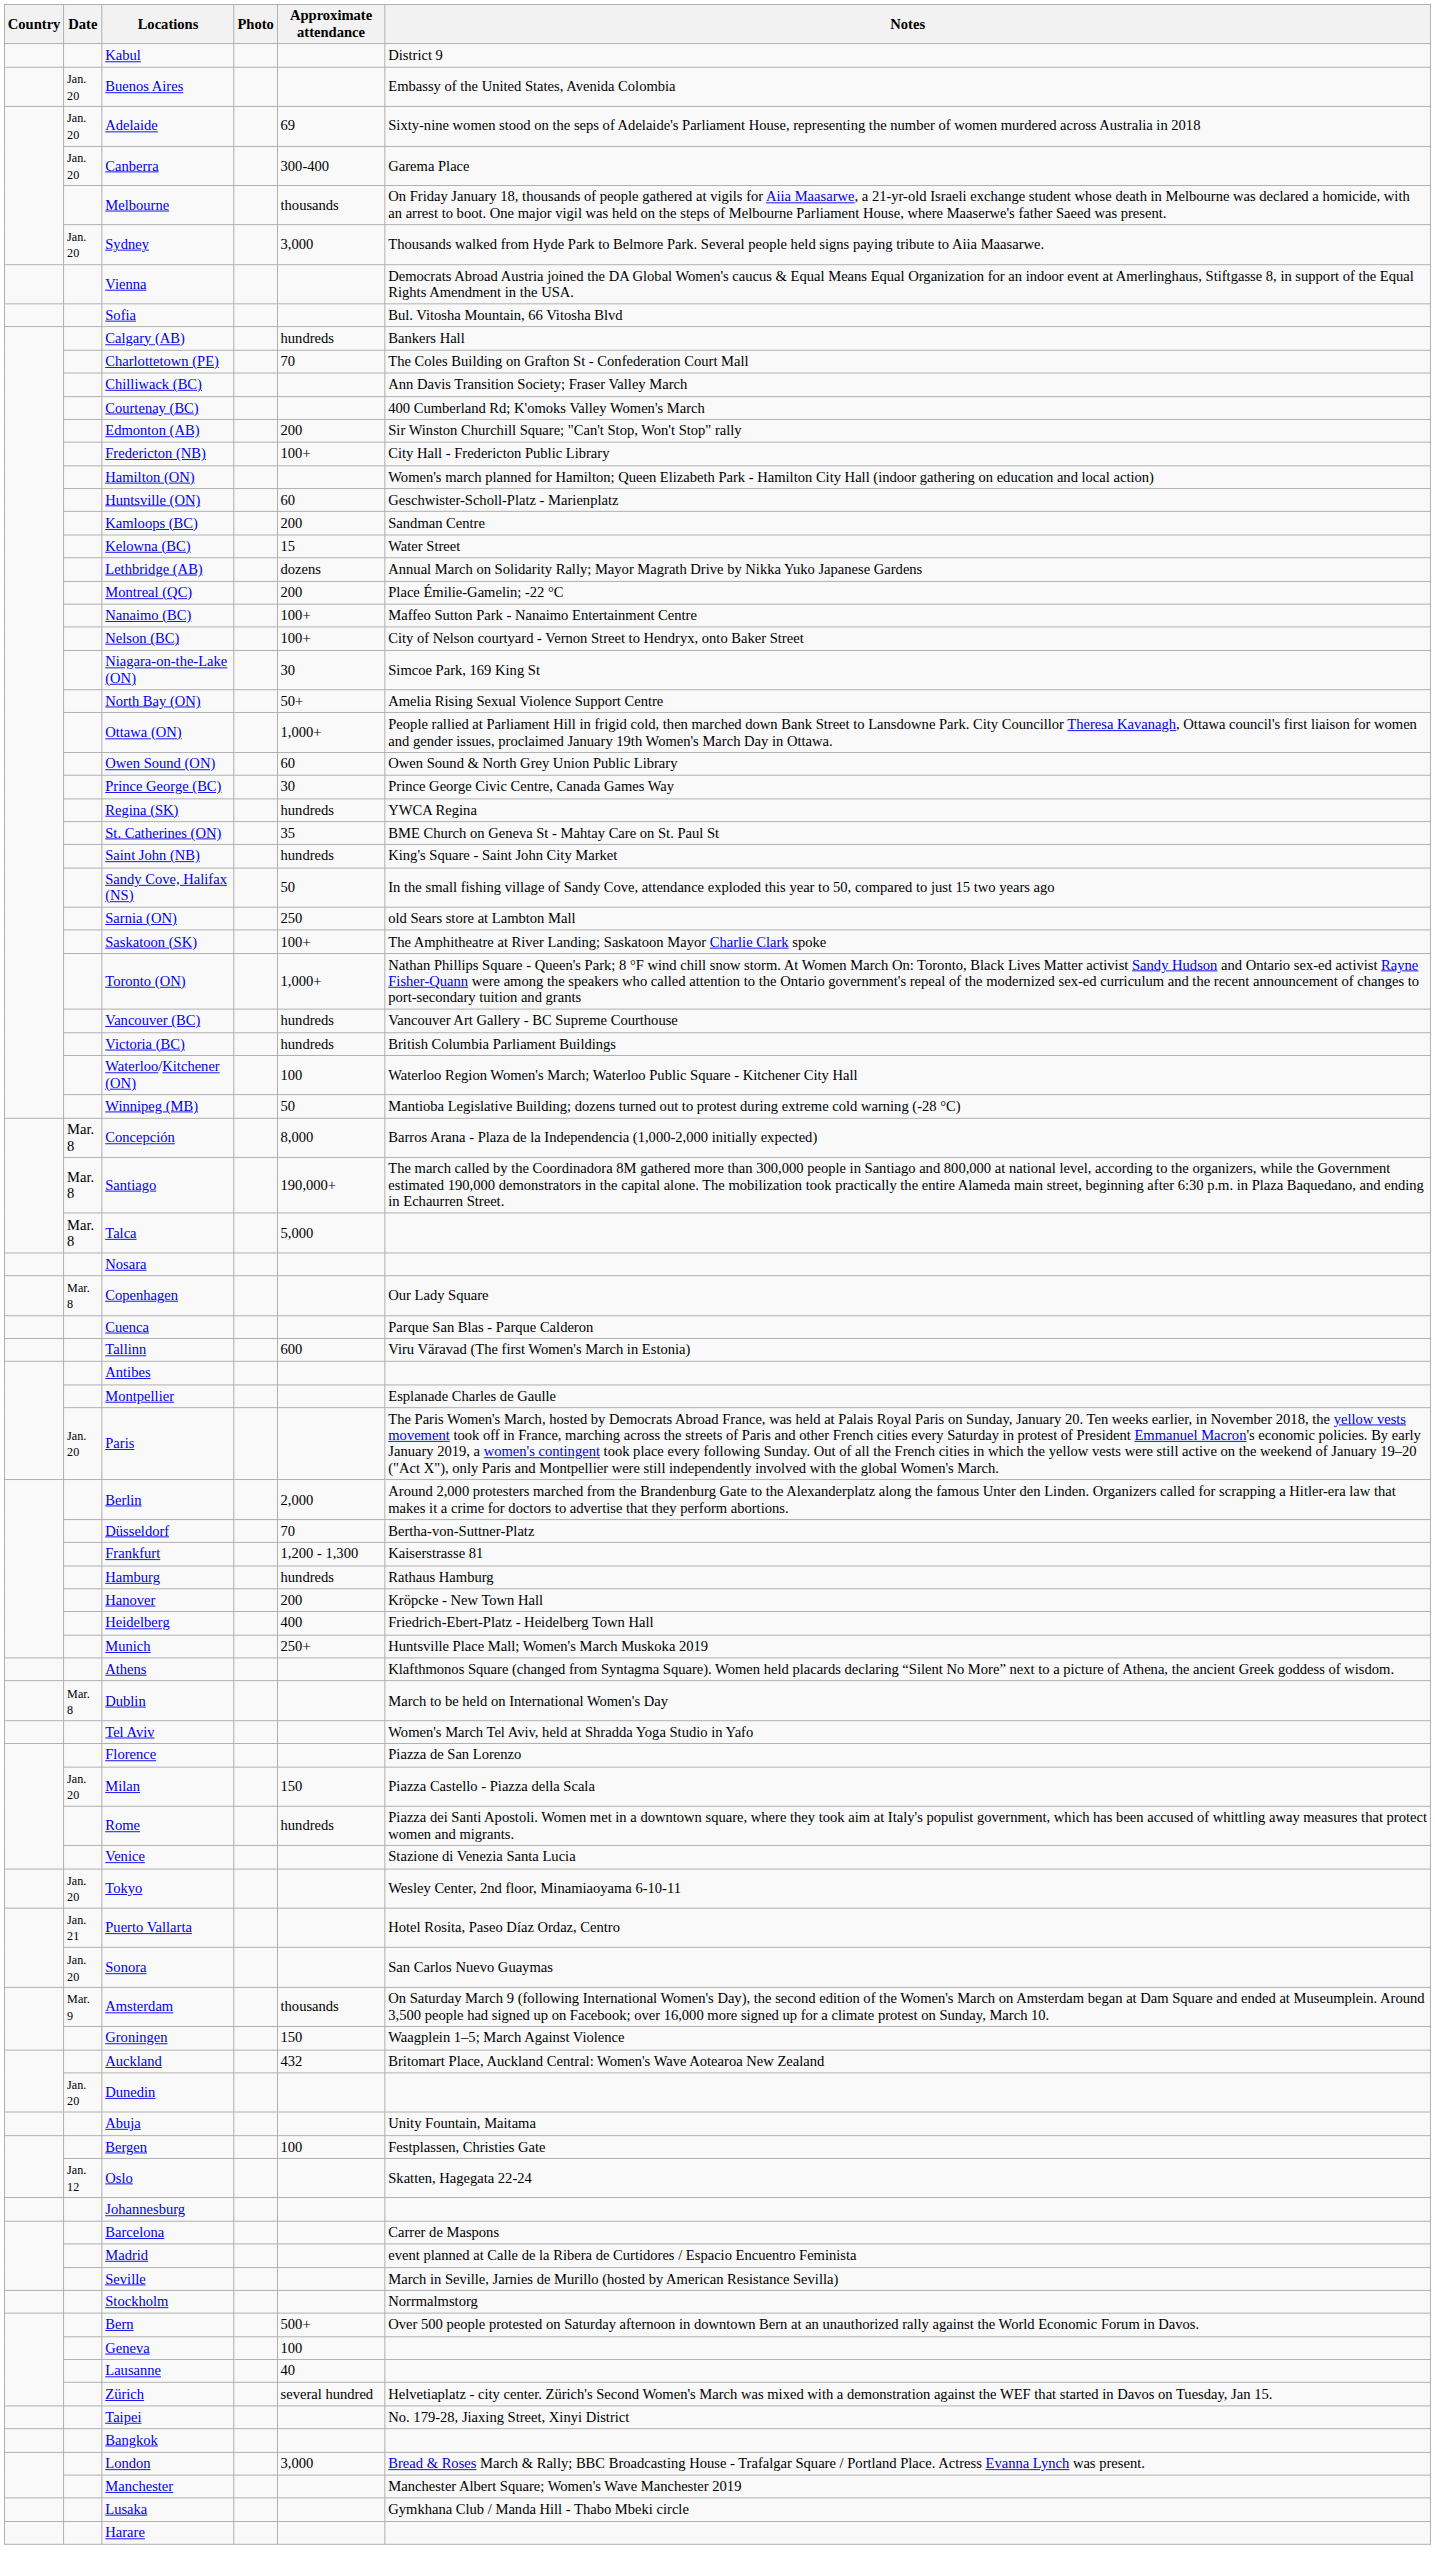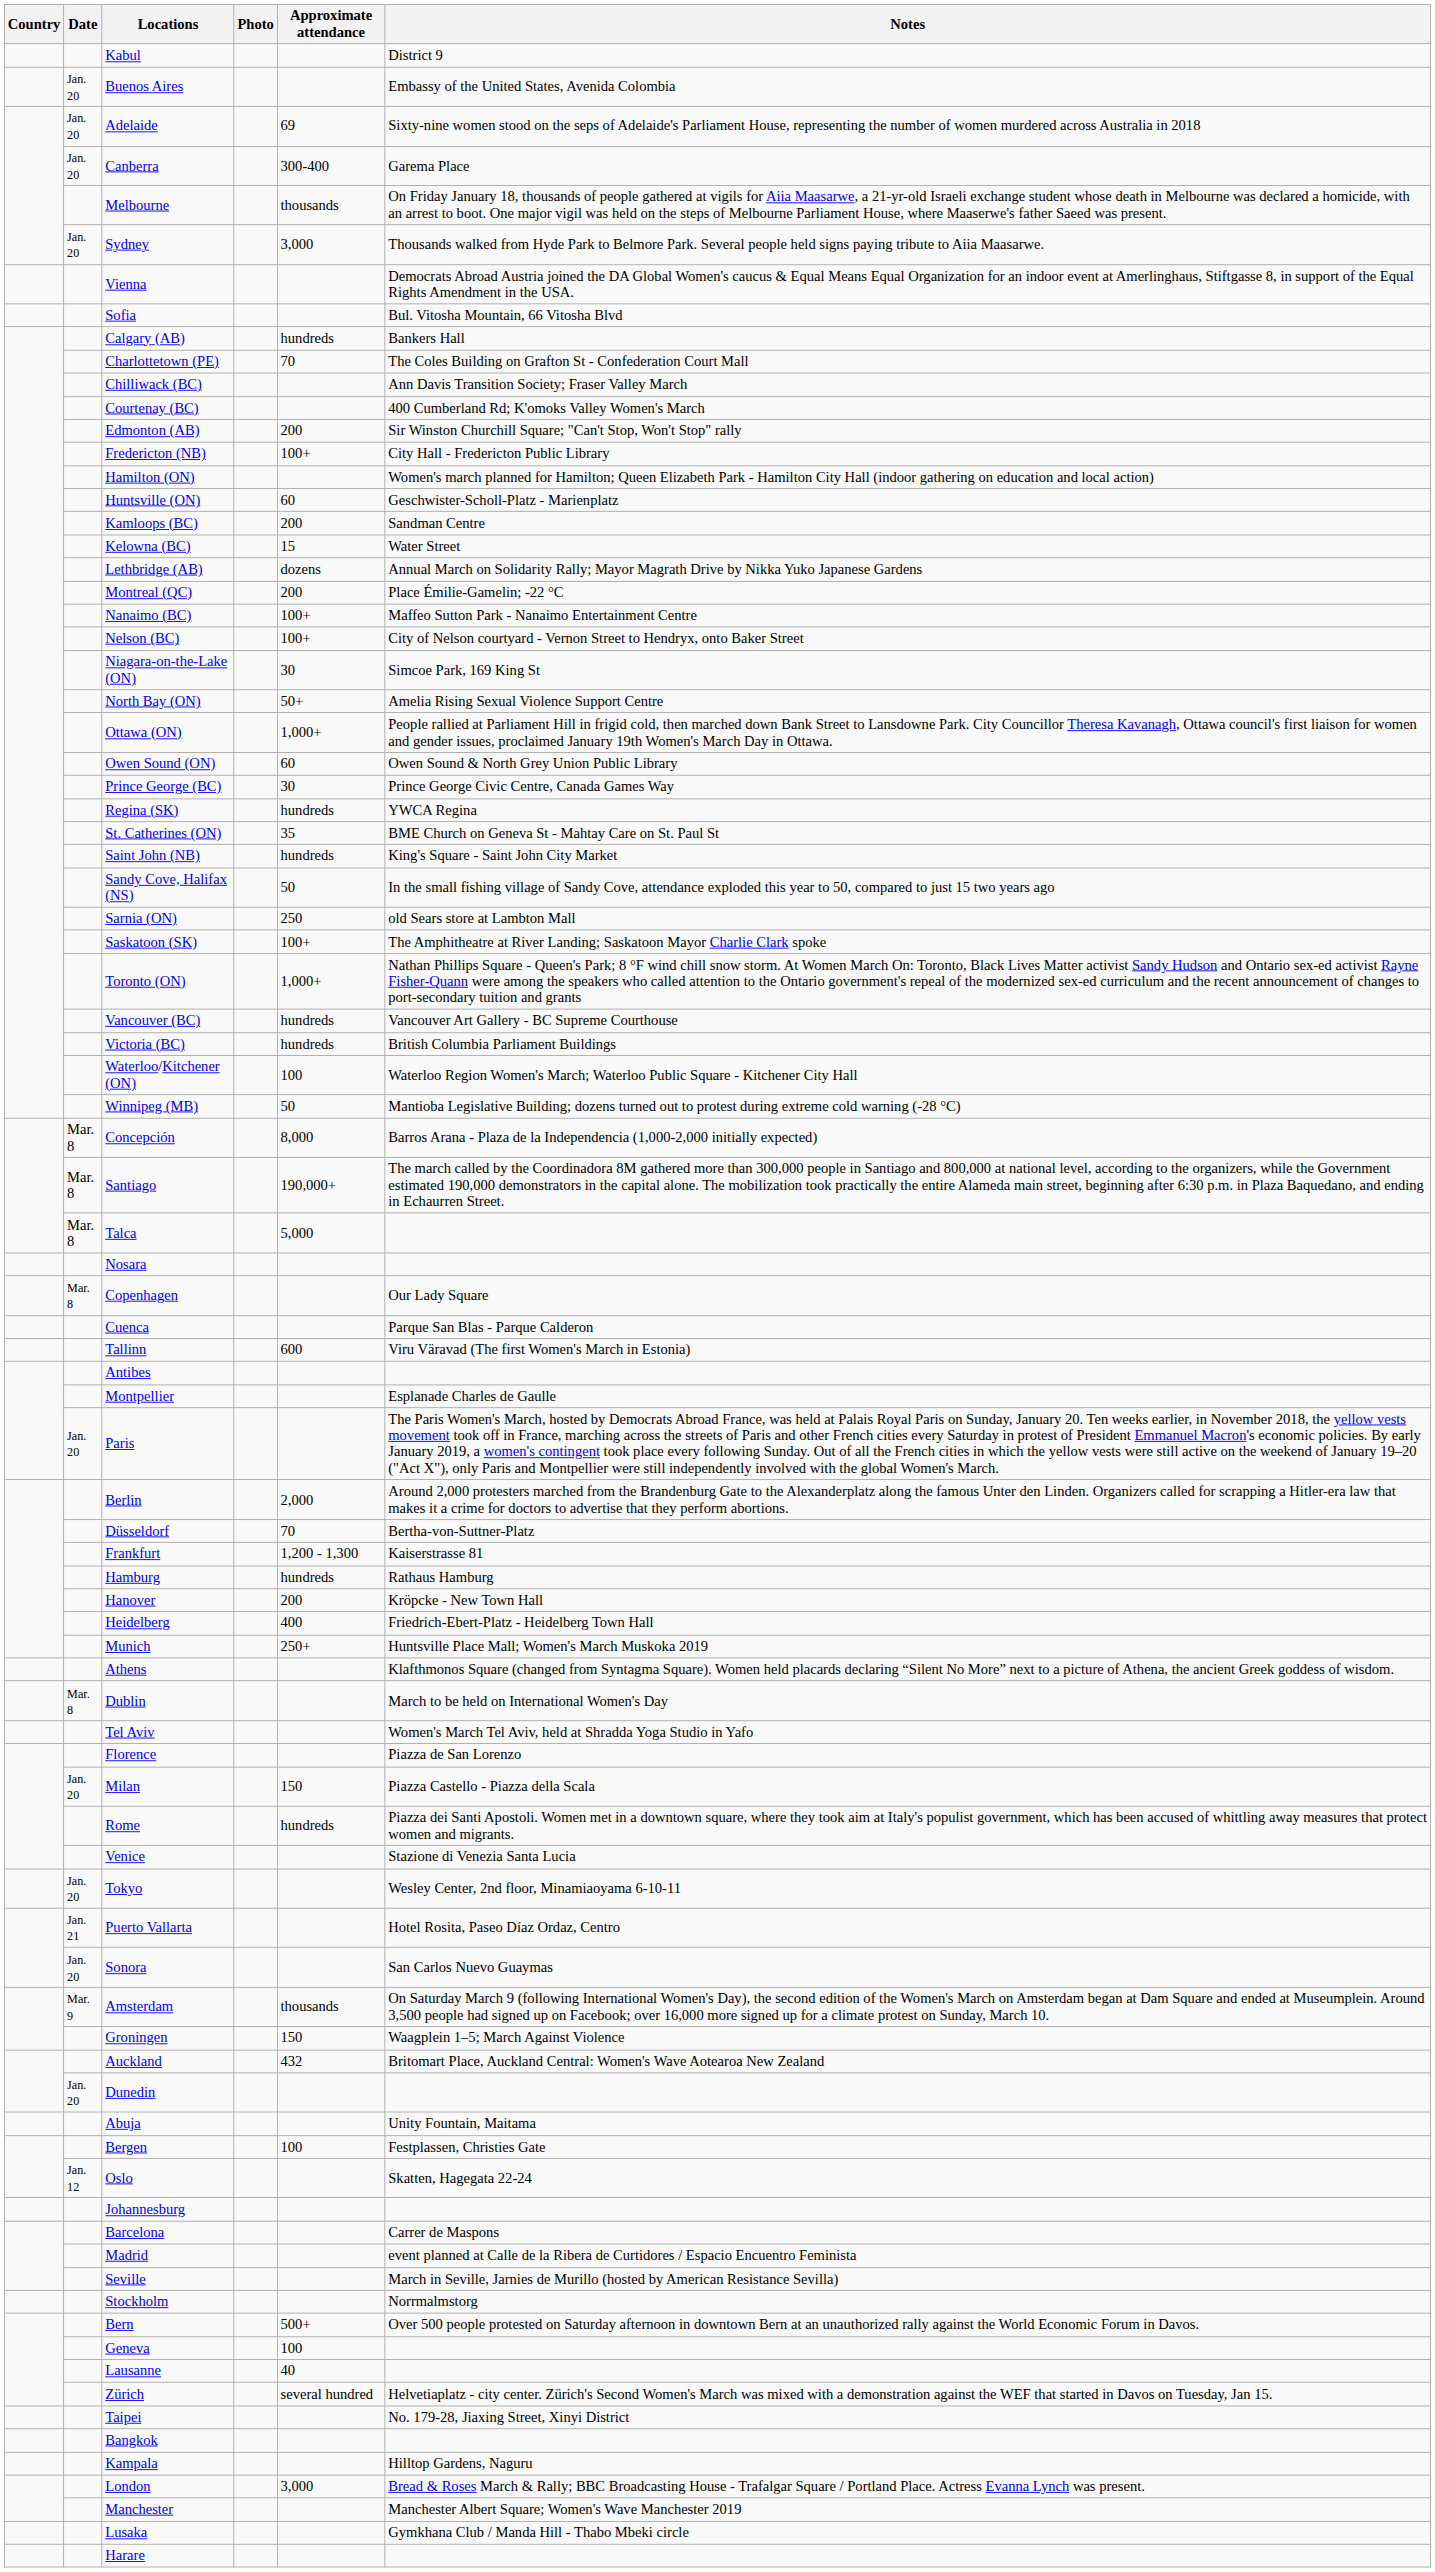+ row: (132, 2463)
